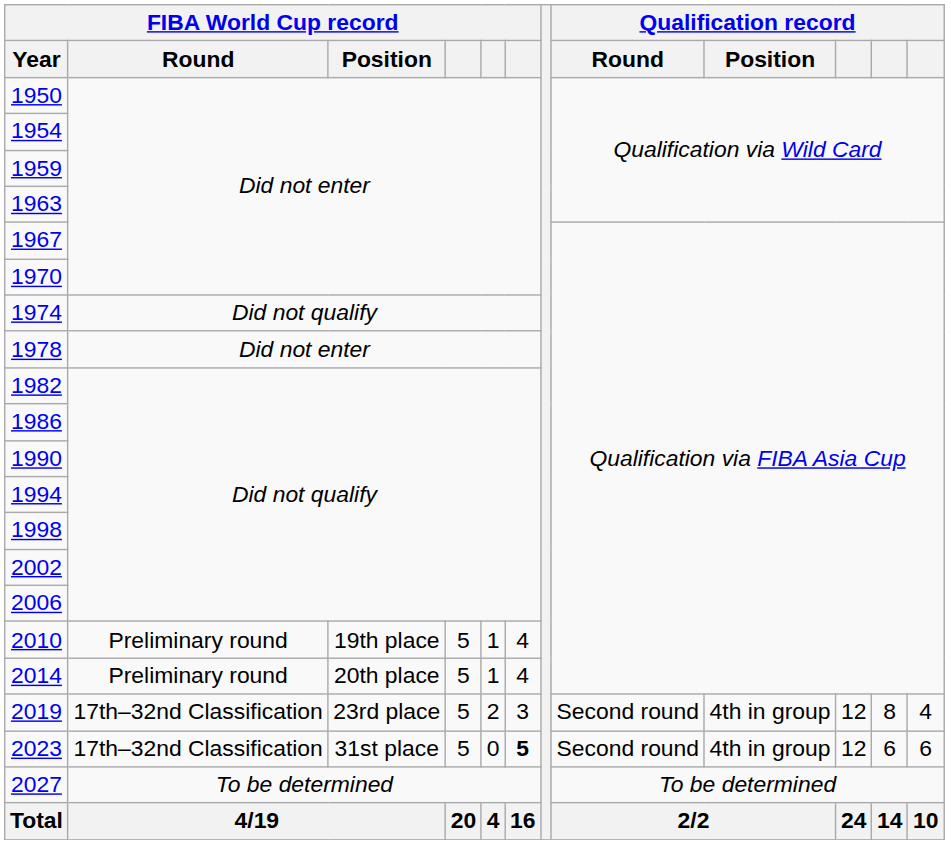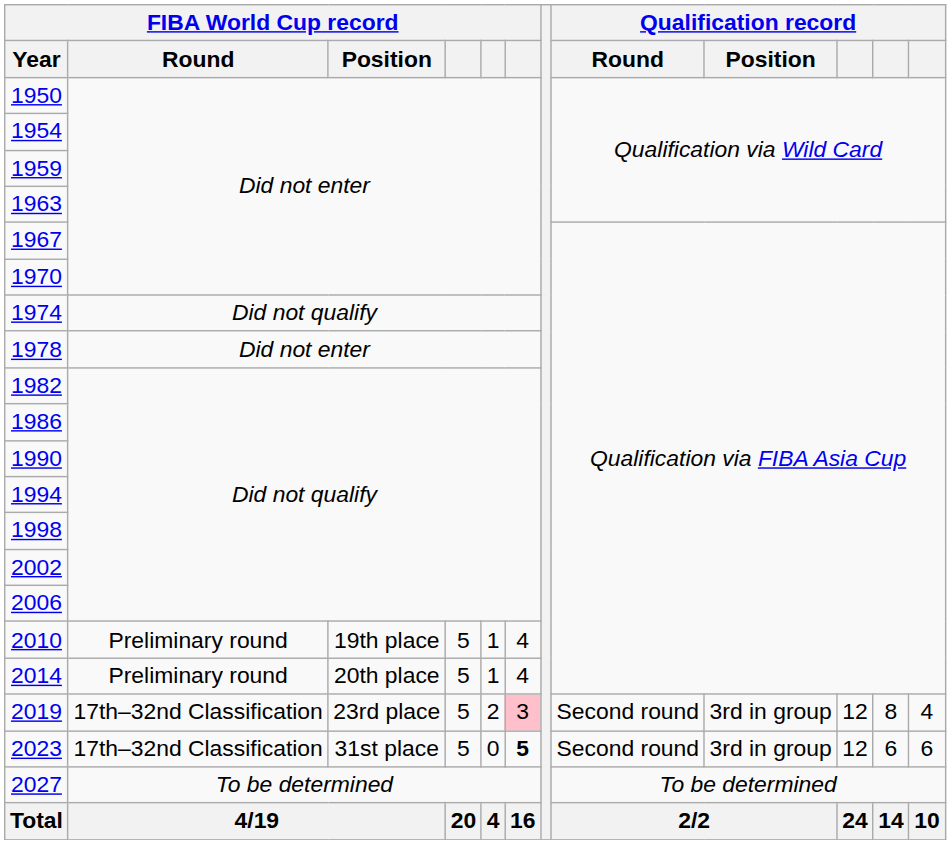(523, 712) no background -> (523, 712) pink background
(770, 712) 4th in group -> (771, 712) 3rd in group
(770, 748) 4th in group -> (771, 748) 3rd in group
